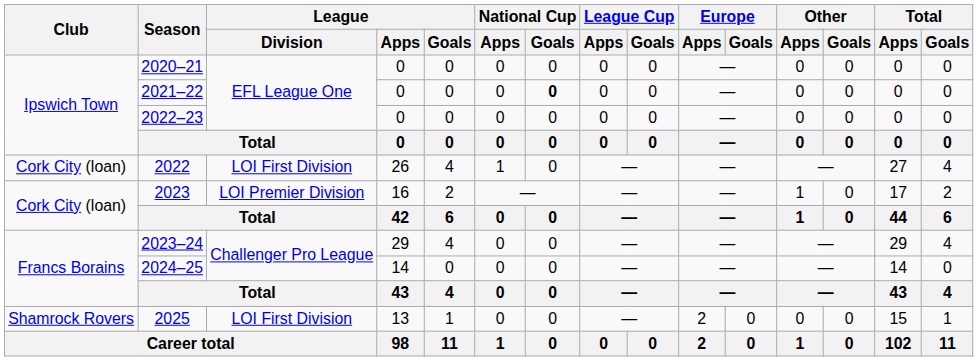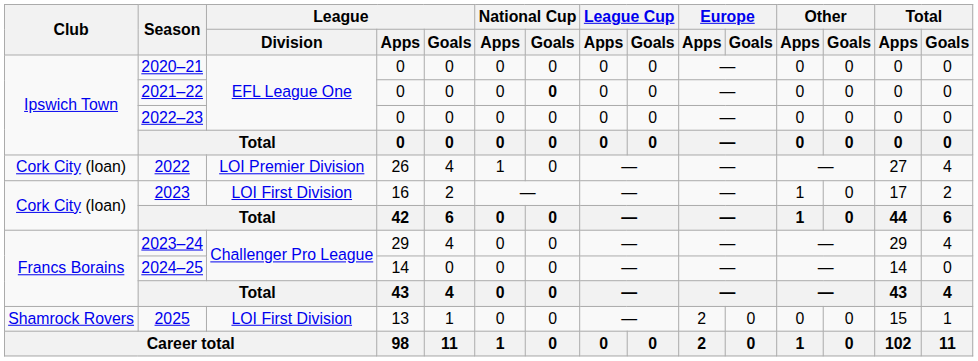(292, 167) LOI First Division -> (292, 167) LOI Premier Division
(292, 192) LOI Premier Division -> (292, 192) LOI First Division
